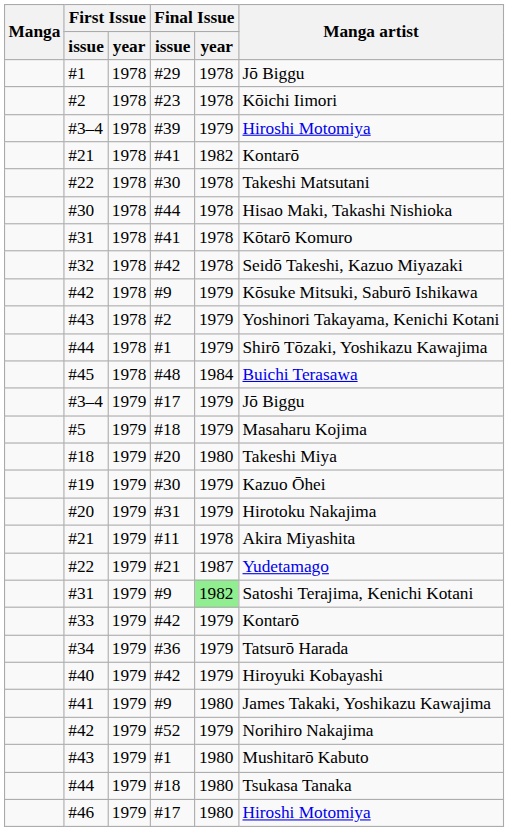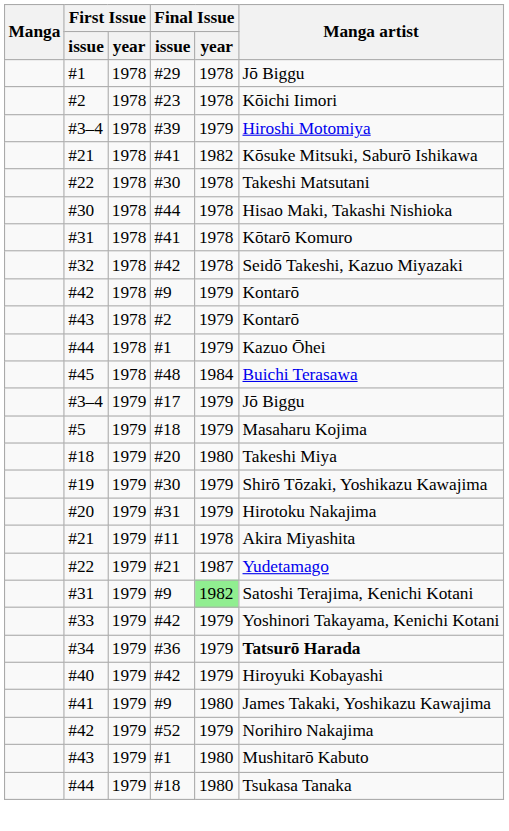(271, 155) Kontarō -> (360, 155) Kōsuke Mitsuki, Saburō Ishikawa
(360, 292) Kōsuke Mitsuki, Saburō Ishikawa -> (271, 292) Kontarō
(371, 319) Yoshinori Takayama, Kenichi Kotani -> (271, 319) Kontarō
(365, 347) Shirō Tōzaki, Yoshikazu Kawajima -> (284, 347) Kazuo Ōhei
(284, 484) Kazuo Ōhei -> (365, 484) Shirō Tōzaki, Yoshikazu Kawajima
(271, 621) Kontarō -> (371, 621) Yoshinori Takayama, Kenichi Kotani
(295, 648) normal -> (301, 648) bold
- row: (81, 812)
